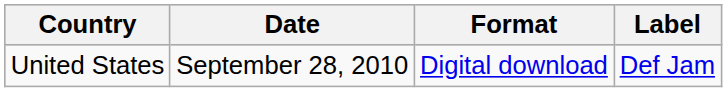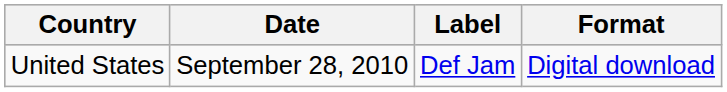columns swapped: (514, 24) <-> (667, 24)
